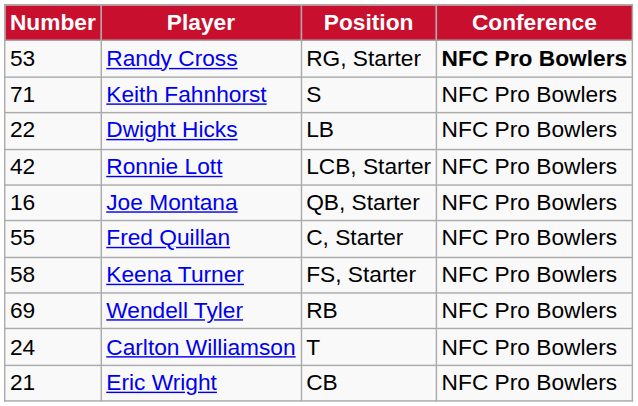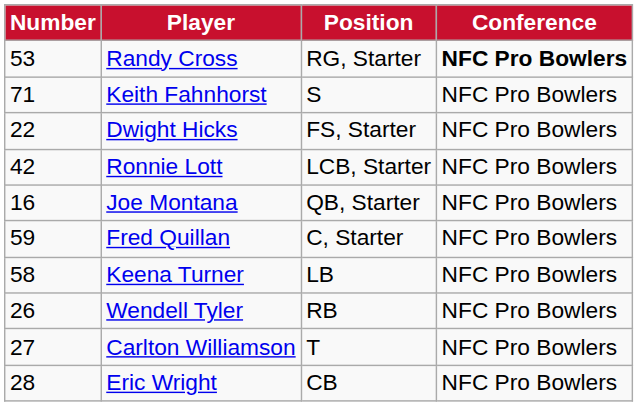(320, 130) LB -> (361, 130) FS, Starter
(23, 238) 55 -> (23, 238) 59
(361, 274) FS, Starter -> (320, 274) LB
(23, 310) 69 -> (23, 310) 26
(23, 346) 24 -> (23, 346) 27
(23, 382) 21 -> (23, 382) 28
